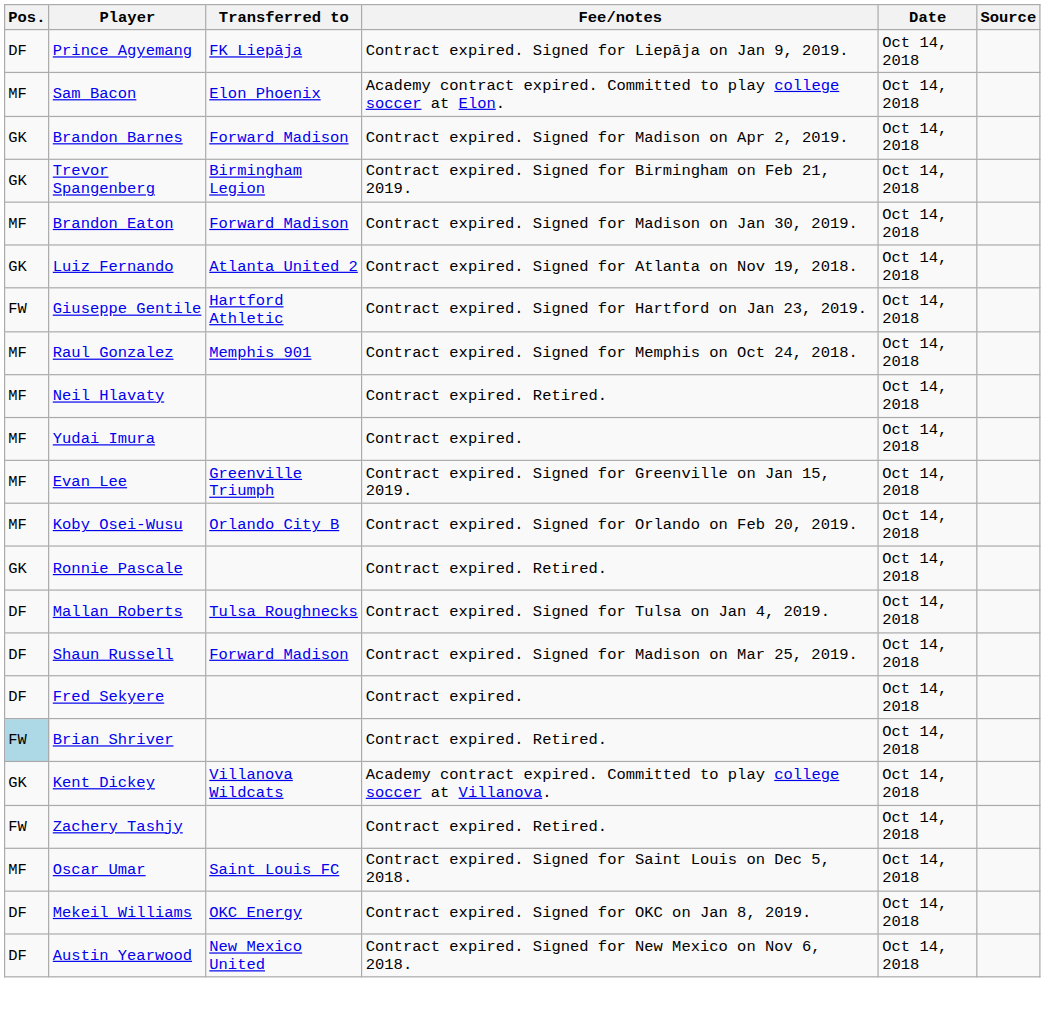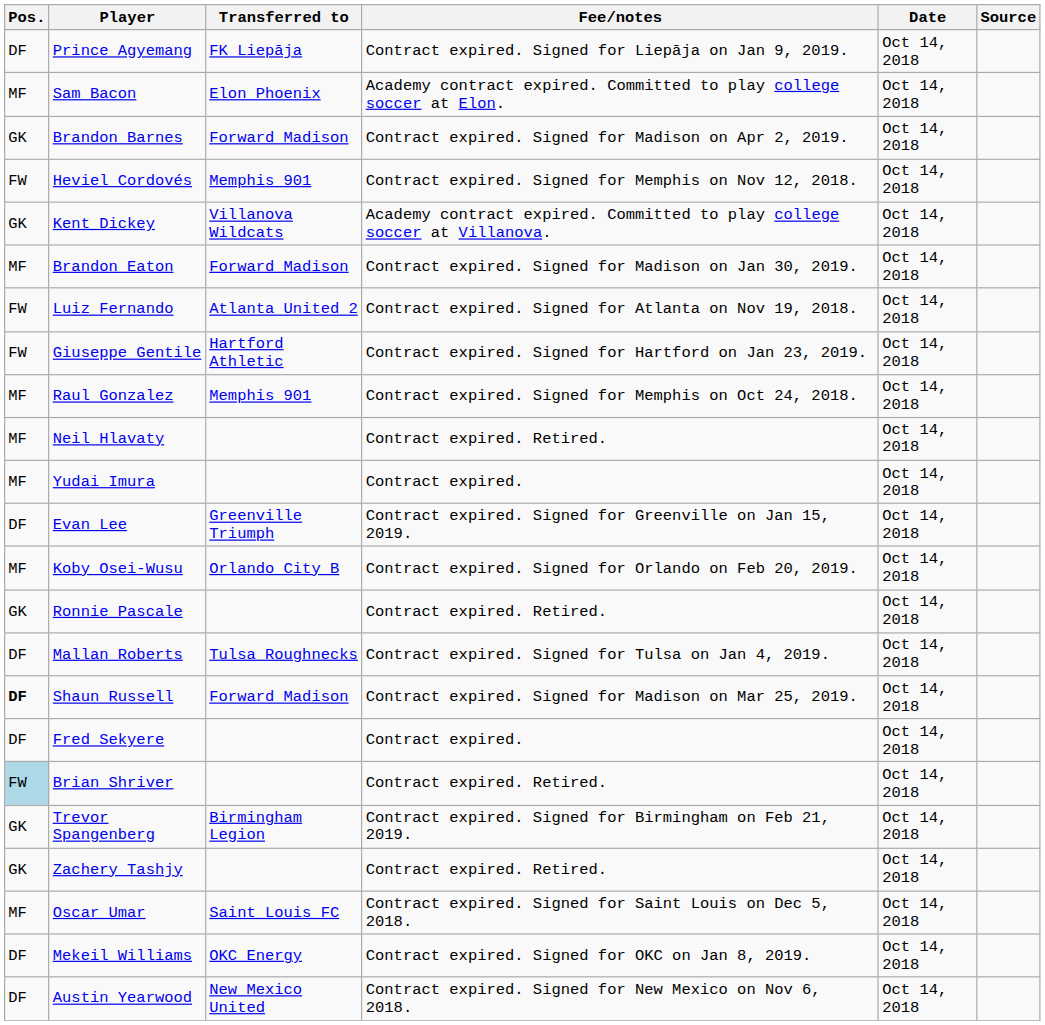+ row: (122, 181)
rows swapped: (104, 783) <-> (104, 181)
(18, 267) GK -> (18, 310) FW
(18, 482) MF -> (18, 525) DF
(18, 654) normal -> (18, 697) bold
(18, 826) FW -> (18, 870) GK
